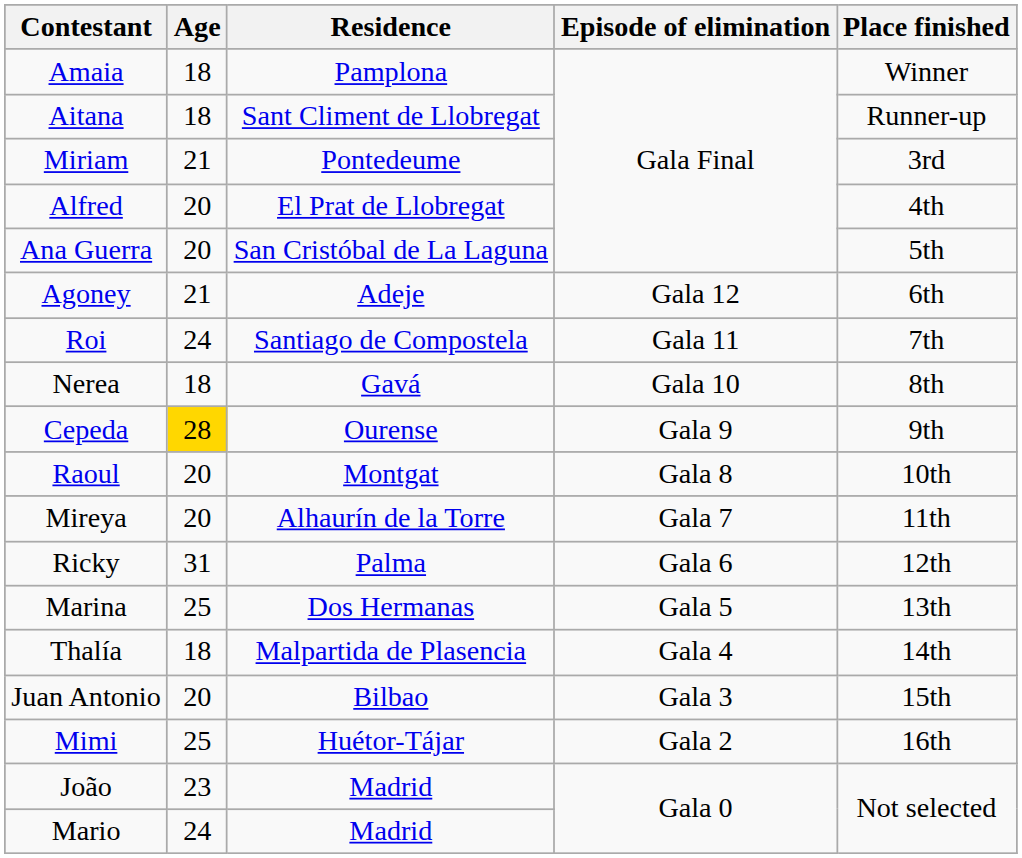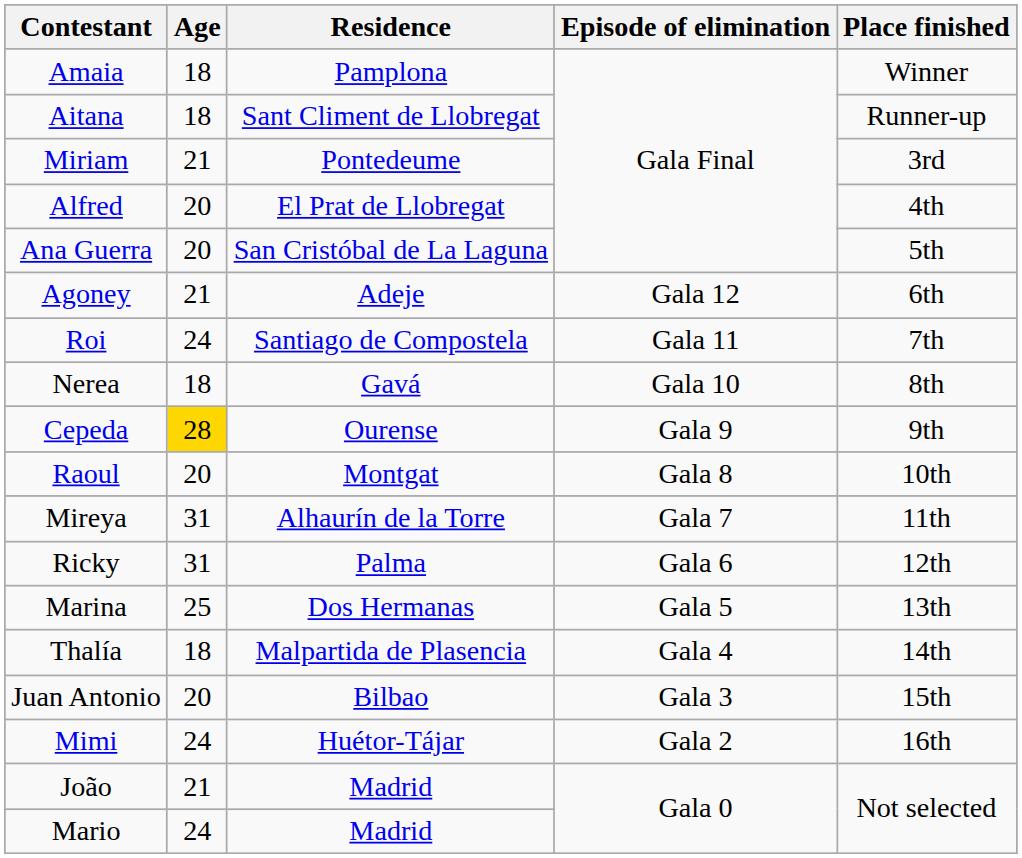(197, 518) 20 -> (197, 518) 31
(197, 741) 25 -> (197, 741) 24
(197, 786) 23 -> (197, 786) 21
